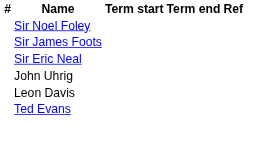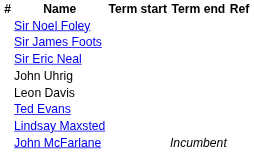+ row: (60, 126)
+ row: (58, 142)
